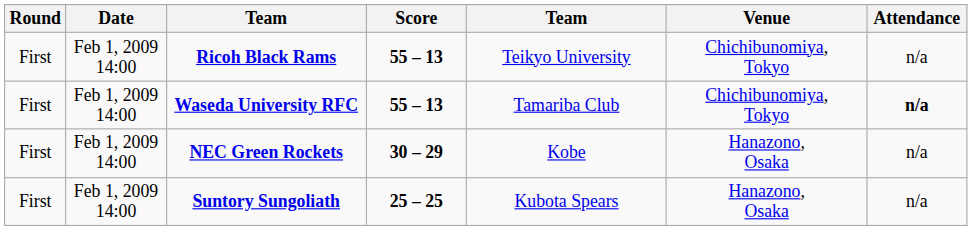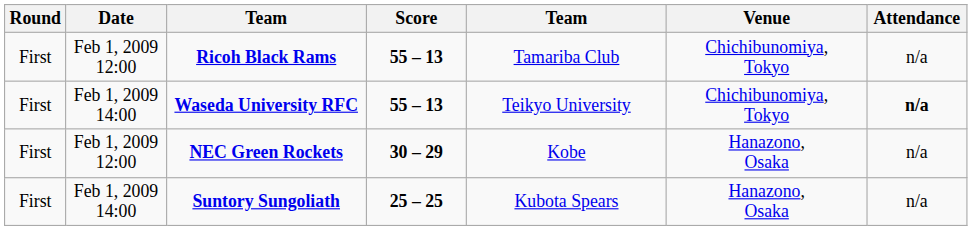(116, 56) Feb 1, 2009 14:00 -> (116, 56) Feb 1, 2009 12:00
(566, 56) Teikyo University -> (566, 56) Tamariba Club
(566, 104) Tamariba Club -> (566, 104) Teikyo University
(116, 153) Feb 1, 2009 14:00 -> (116, 153) Feb 1, 2009 12:00
